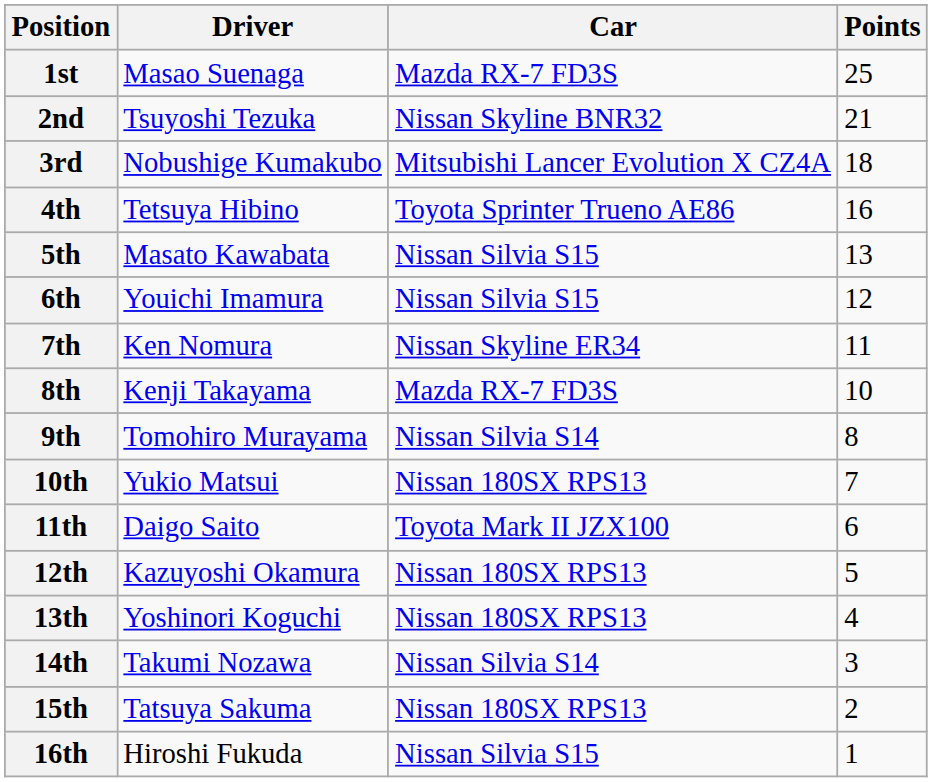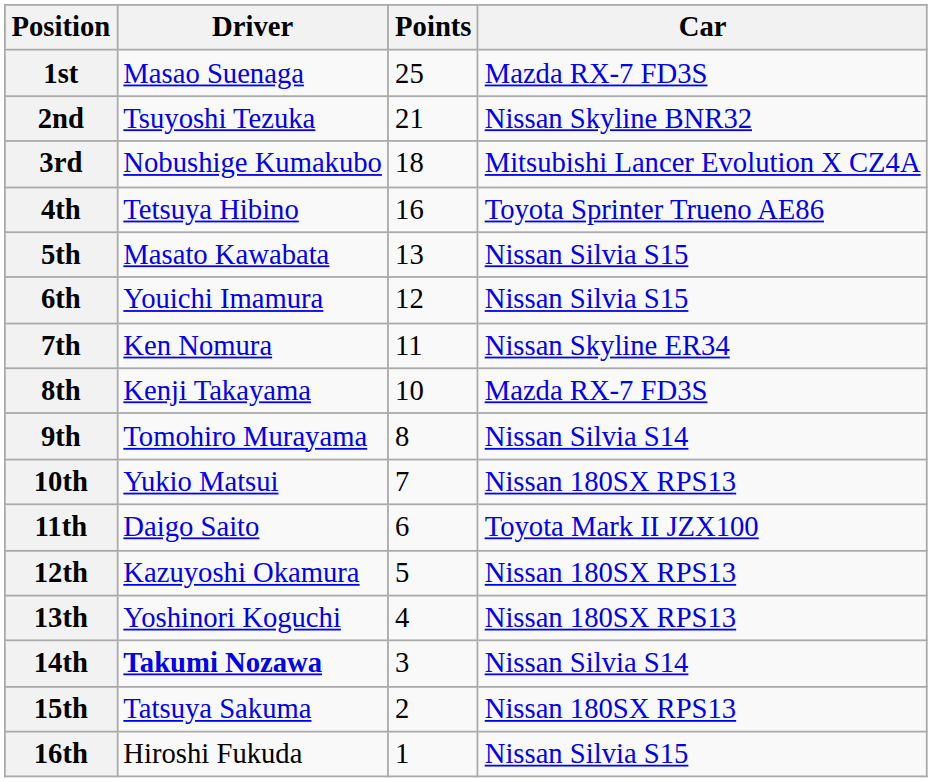columns swapped: (613, 27) <-> (882, 27)
(217, 663) normal -> (223, 663) bold
